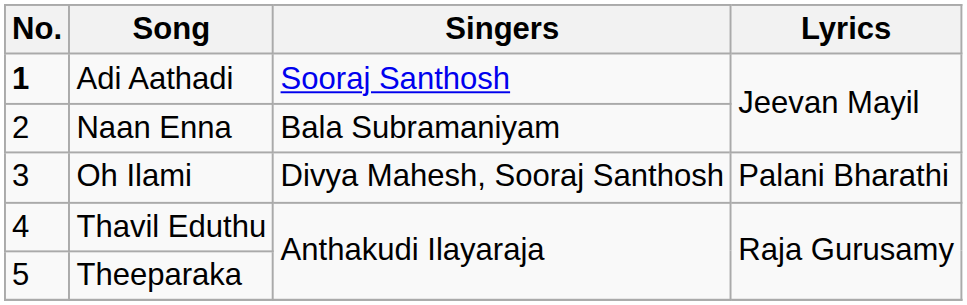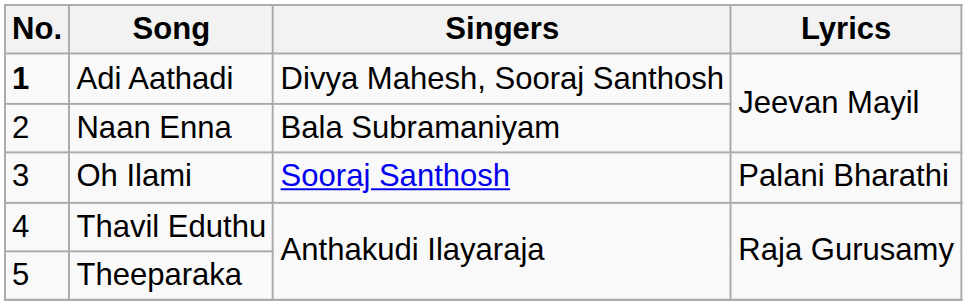(395, 78) Sooraj Santhosh -> (502, 78) Divya Mahesh, Sooraj Santhosh
(502, 176) Divya Mahesh, Sooraj Santhosh -> (395, 176) Sooraj Santhosh
